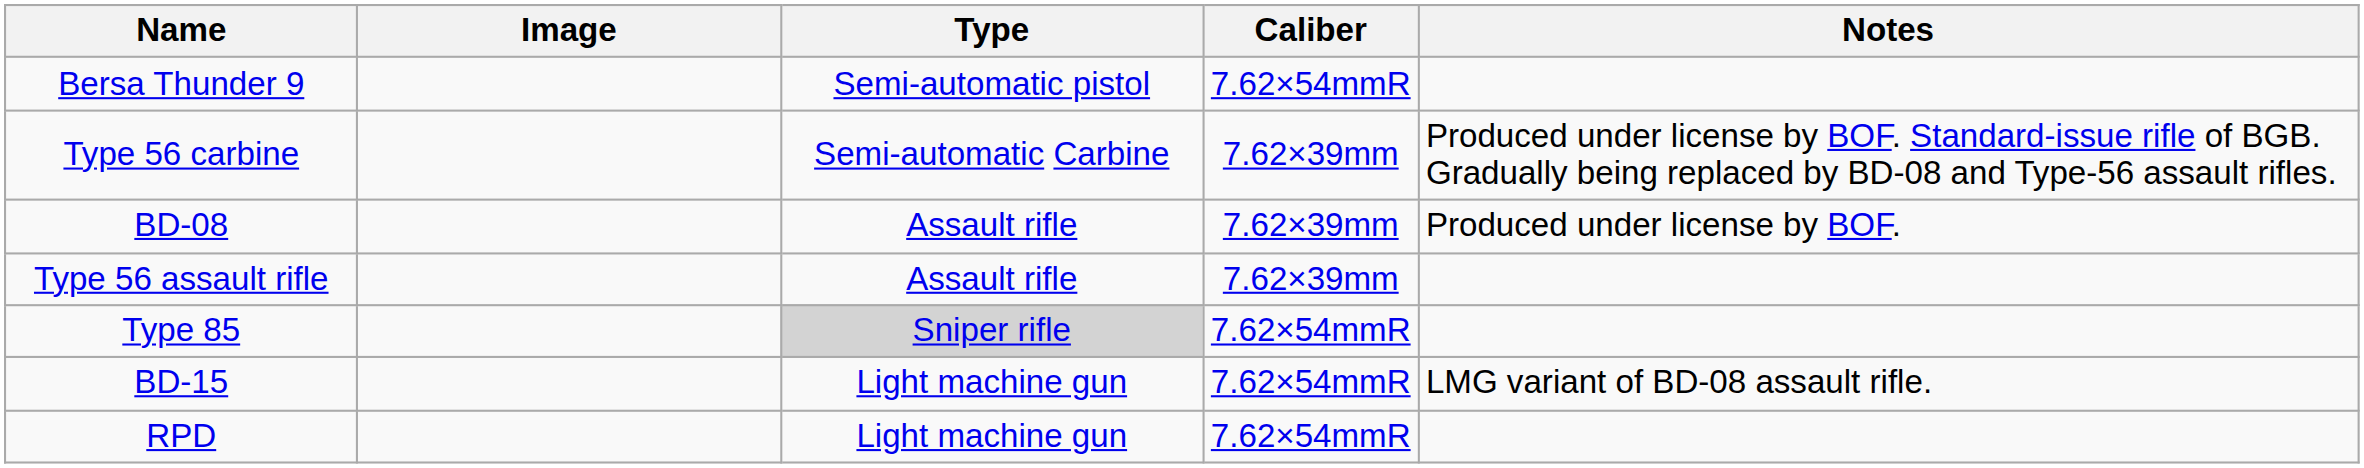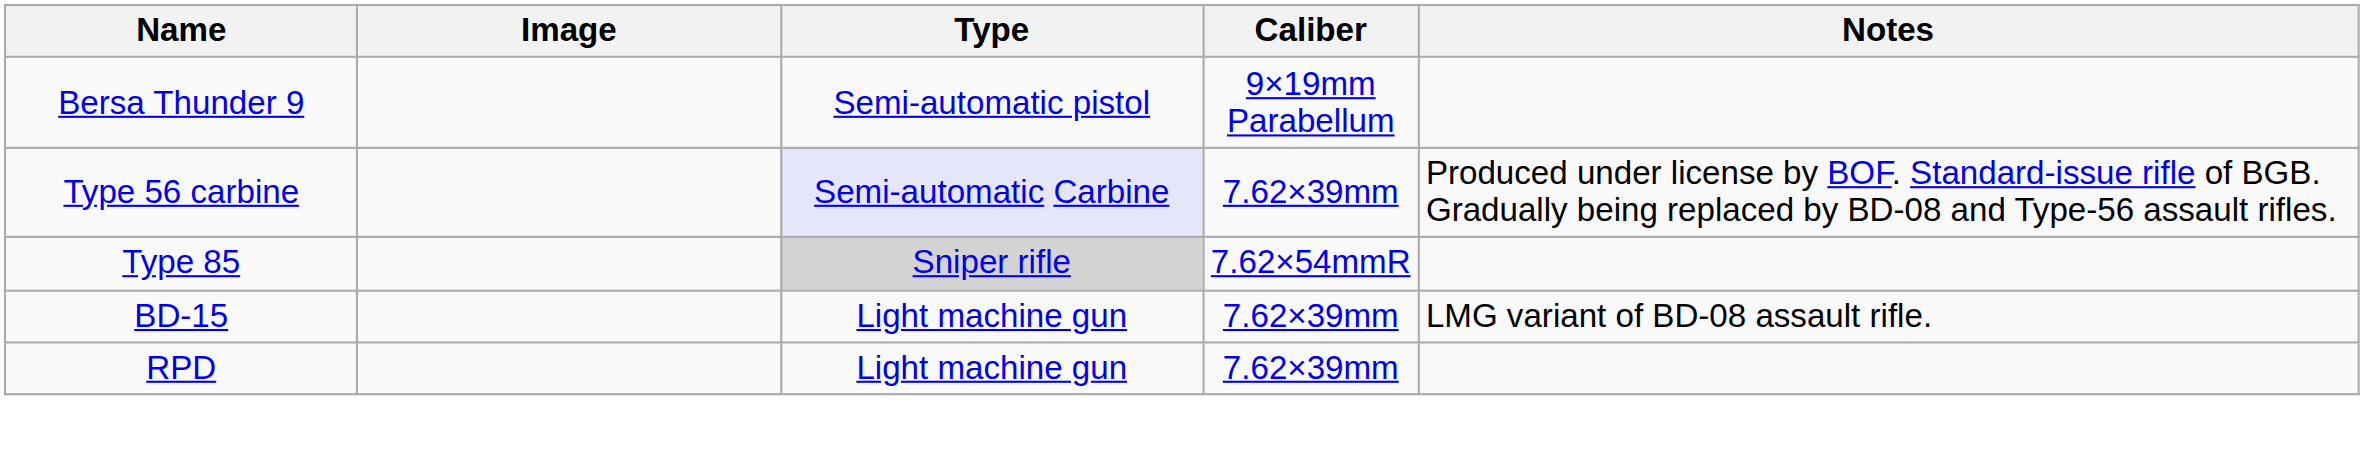(1311, 83) 7.62×54mmR -> (1311, 101) 9×19mm Parabellum
(992, 154) no background -> (992, 191) lavender background
- row: (181, 225)
- row: (181, 278)
(1311, 383) 7.62×54mmR -> (1311, 315) 7.62×39mm
(1311, 435) 7.62×54mmR -> (1311, 367) 7.62×39mm
